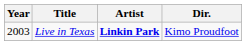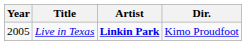(18, 31) 2003 -> (18, 31) 2005
